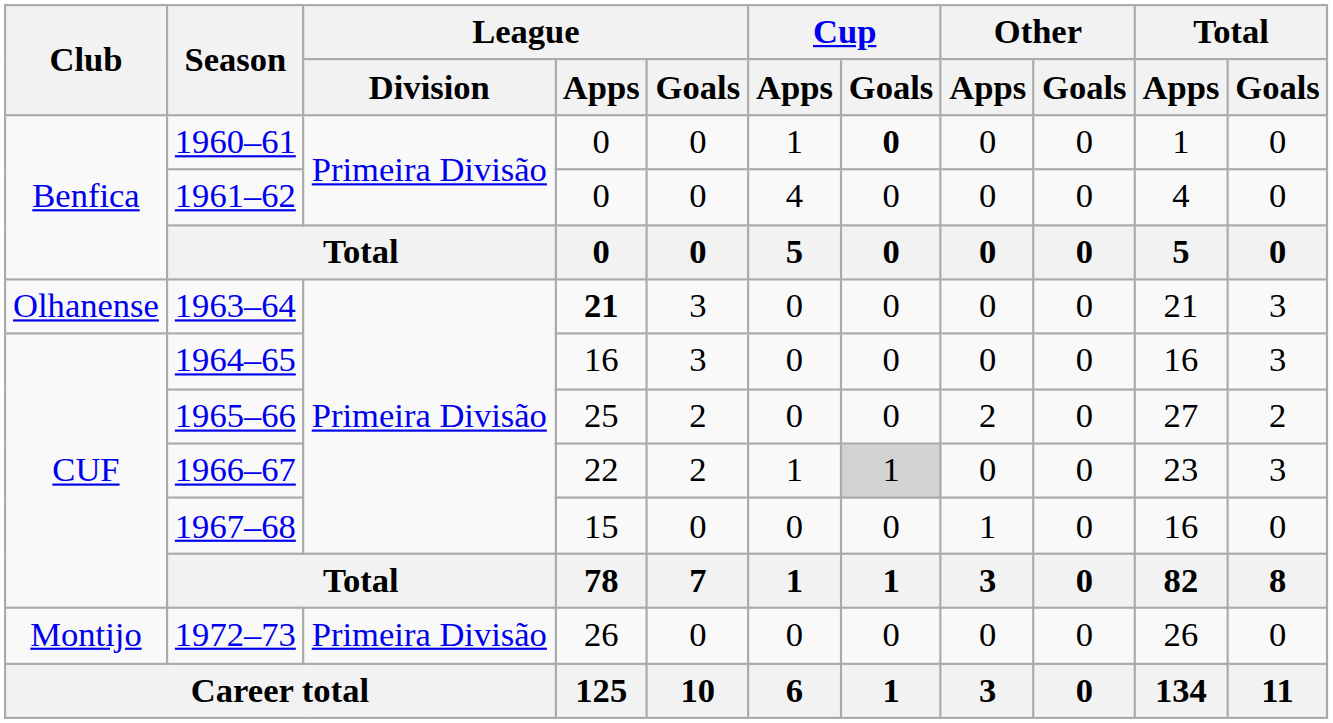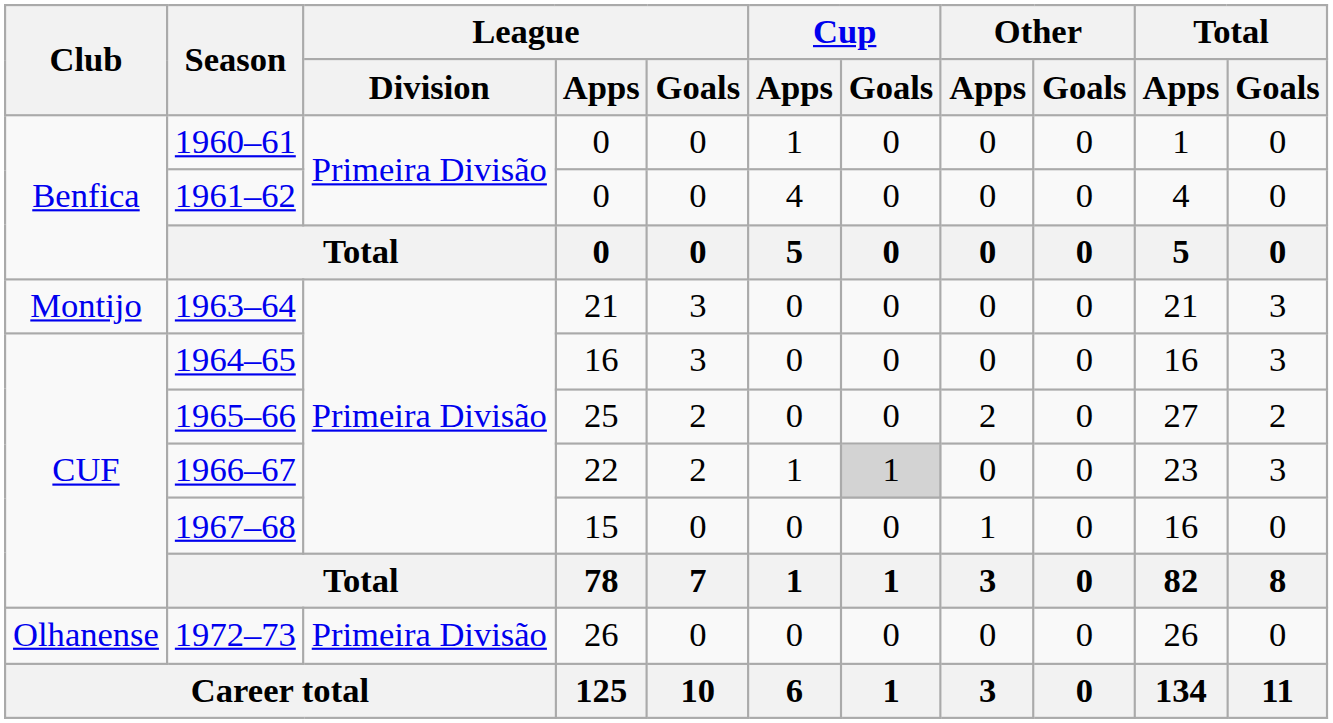(891, 141) bold -> (891, 141) normal
(86, 305) Olhanense -> (86, 305) Montijo
(601, 305) bold -> (601, 305) normal
(86, 634) Montijo -> (86, 634) Olhanense
